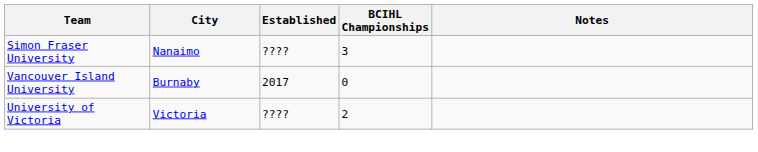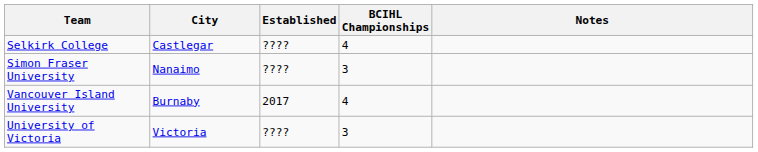+ row: (58, 45)
(345, 82) 0 -> (345, 100) 4
(345, 113) 2 -> (345, 132) 3
